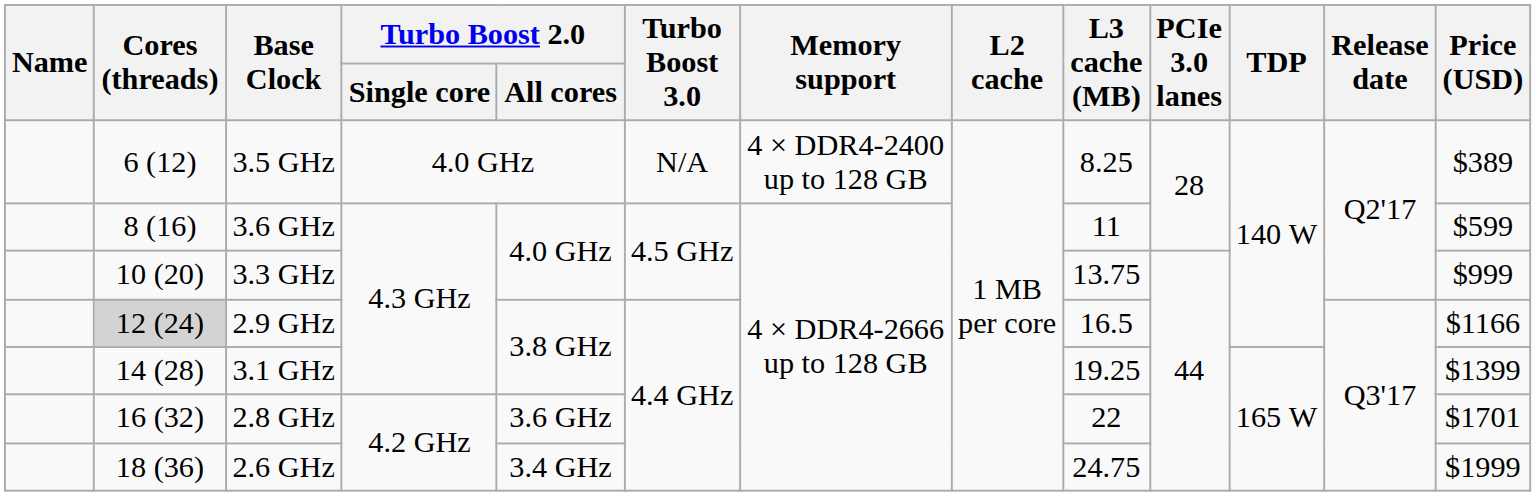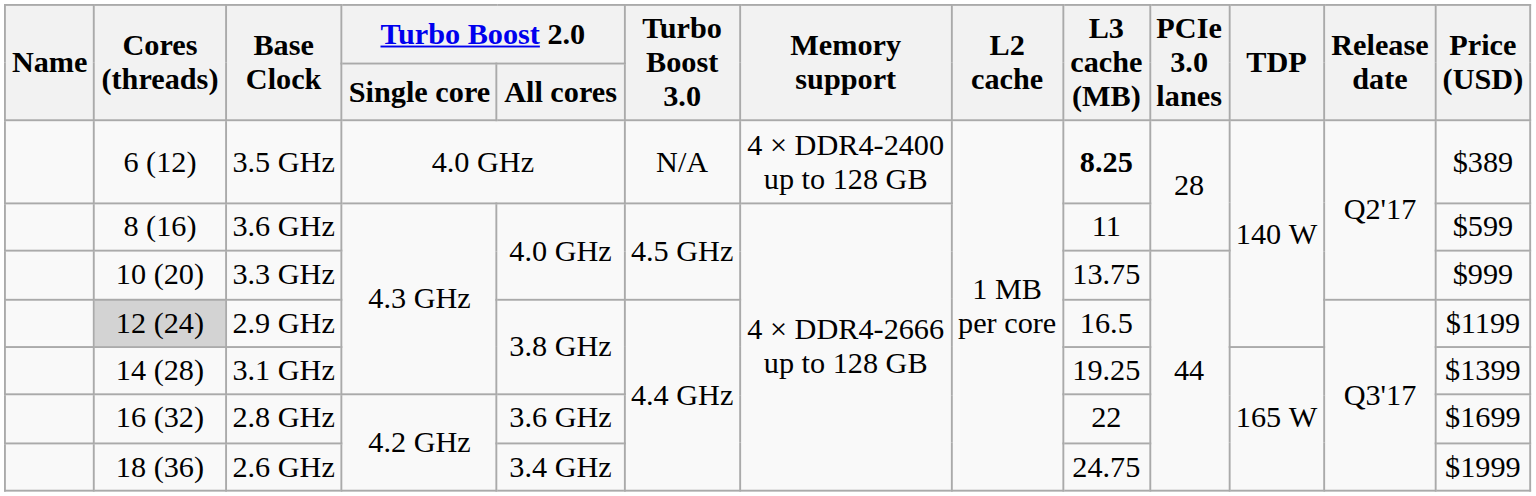(1106, 161) normal -> (1106, 161) bold
(1483, 322) $1166 -> (1483, 322) $1199
(1483, 418) $1701 -> (1483, 418) $1699
